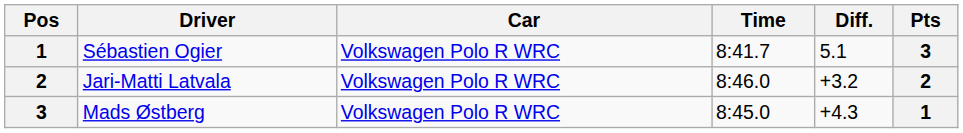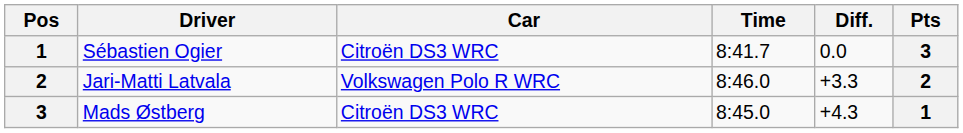(450, 51) Volkswagen Polo R WRC -> (420, 51) Citroën DS3 WRC
(833, 51) 5.1 -> (833, 51) 0.0
(839, 82) +3.2 -> (839, 82) +3.3
(450, 113) Volkswagen Polo R WRC -> (420, 113) Citroën DS3 WRC
